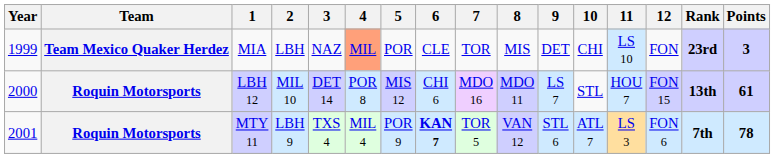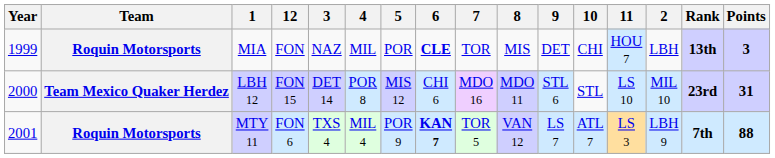columns swapped: (290, 17) <-> (664, 17)
(137, 49) Team Mexico Quaker Herdez -> (137, 49) Roquin Motorsports
(363, 49) lightsalmon background -> (363, 49) no background
(436, 49) normal -> (436, 49) bold
(626, 49) LS 10 -> (626, 49) HOU 7
(703, 49) 23rd -> (703, 49) 13th
(137, 91) Roquin Motorsports -> (137, 91) Team Mexico Quaker Herdez
(556, 91) LS 7 -> (556, 91) STL 6
(626, 91) HOU 7 -> (626, 91) LS 10
(703, 91) 13th -> (703, 91) 23rd
(746, 91) 61 -> (746, 91) 31
(556, 133) STL 6 -> (556, 133) LS 7
(746, 133) 78 -> (746, 133) 88
